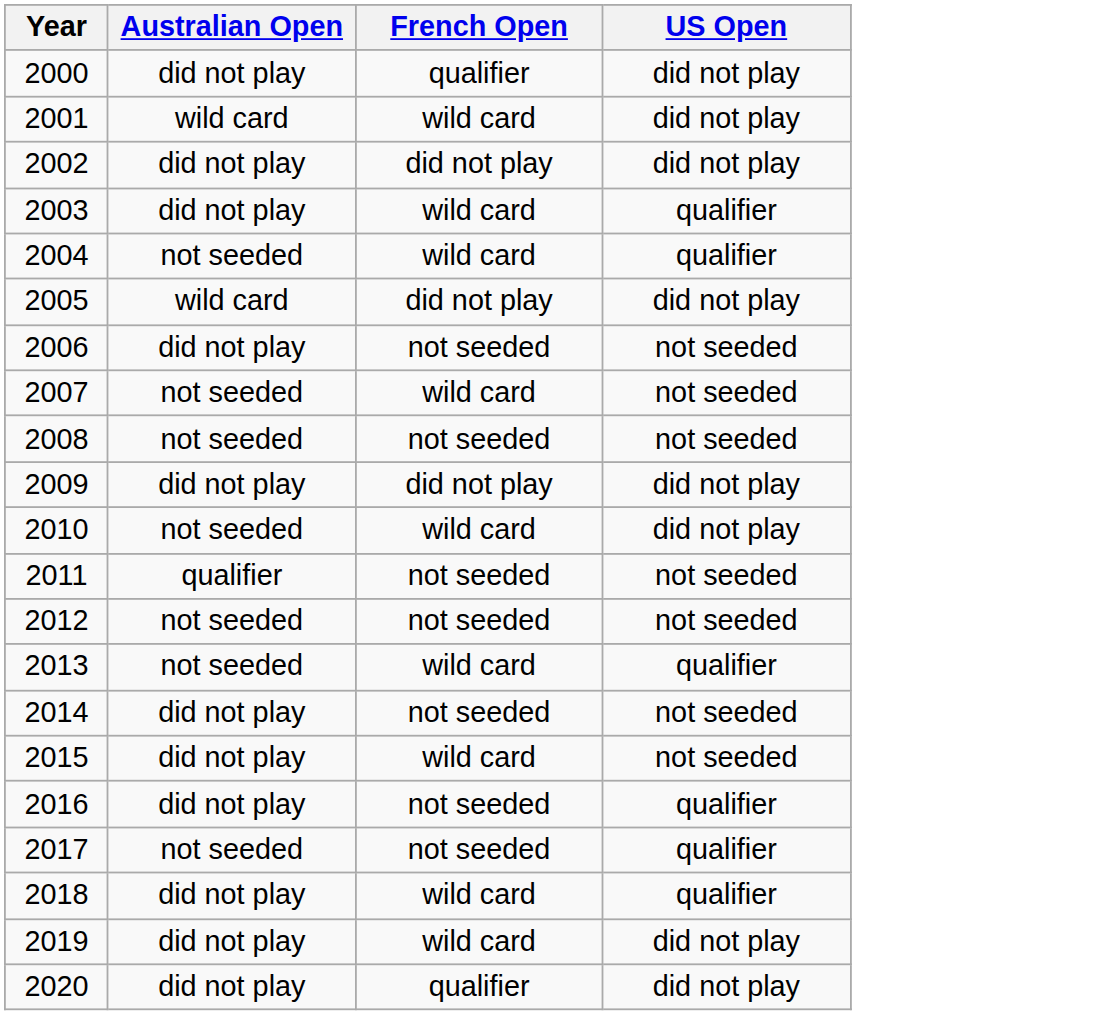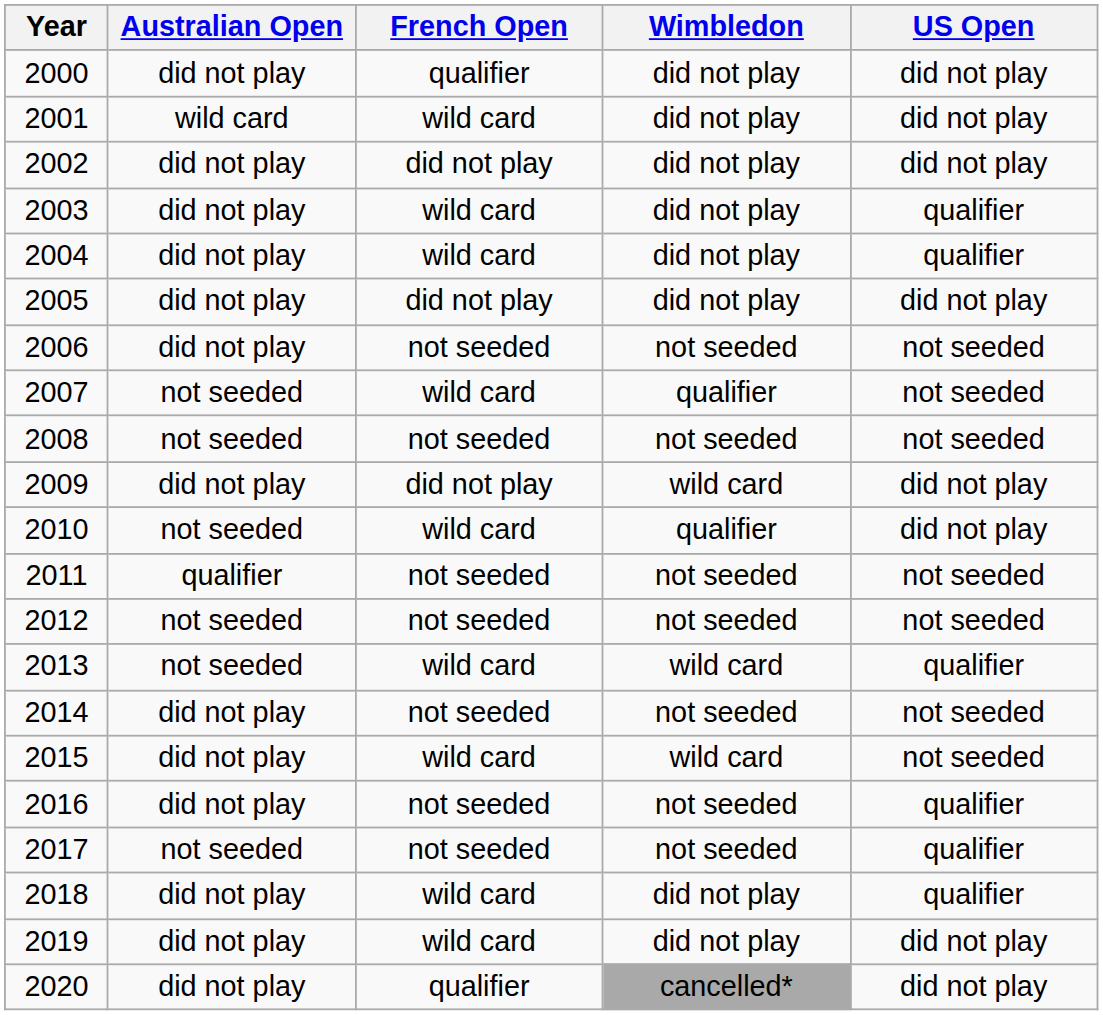+ column: (726, 27)
(232, 255) not seeded -> (232, 255) did not play
(232, 301) wild card -> (232, 301) did not play
